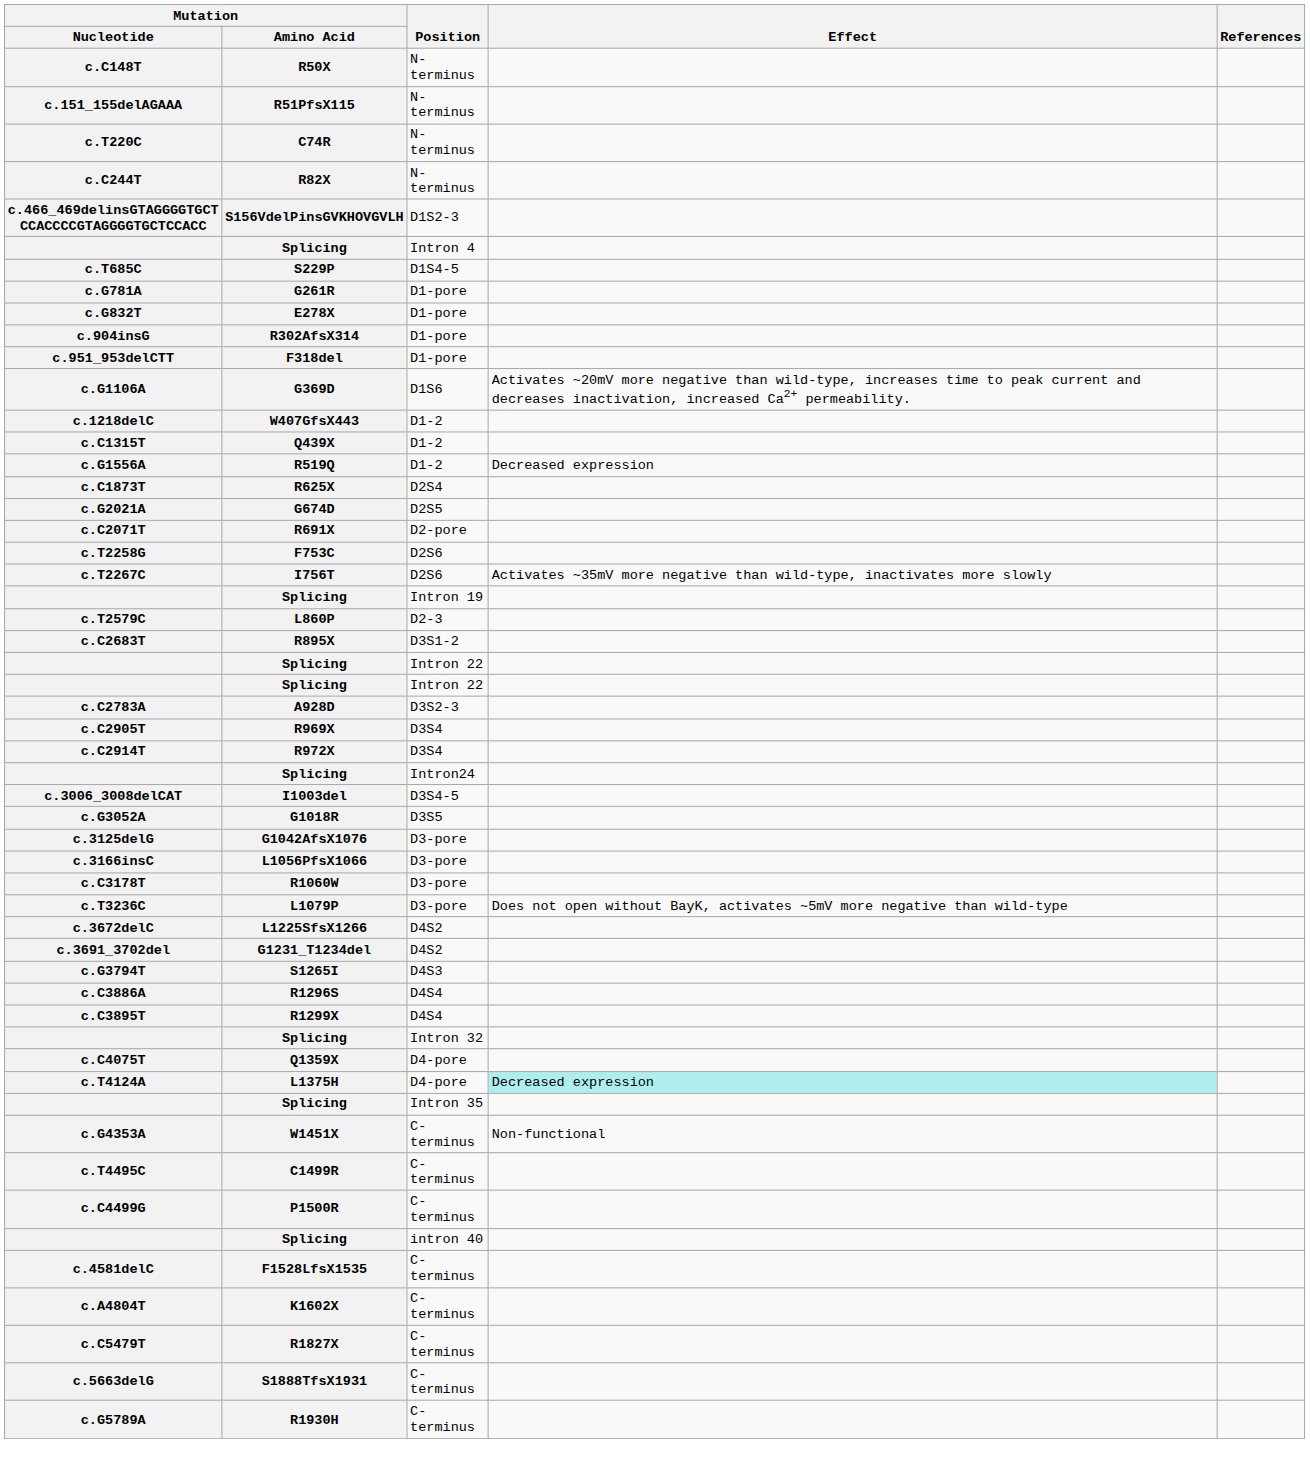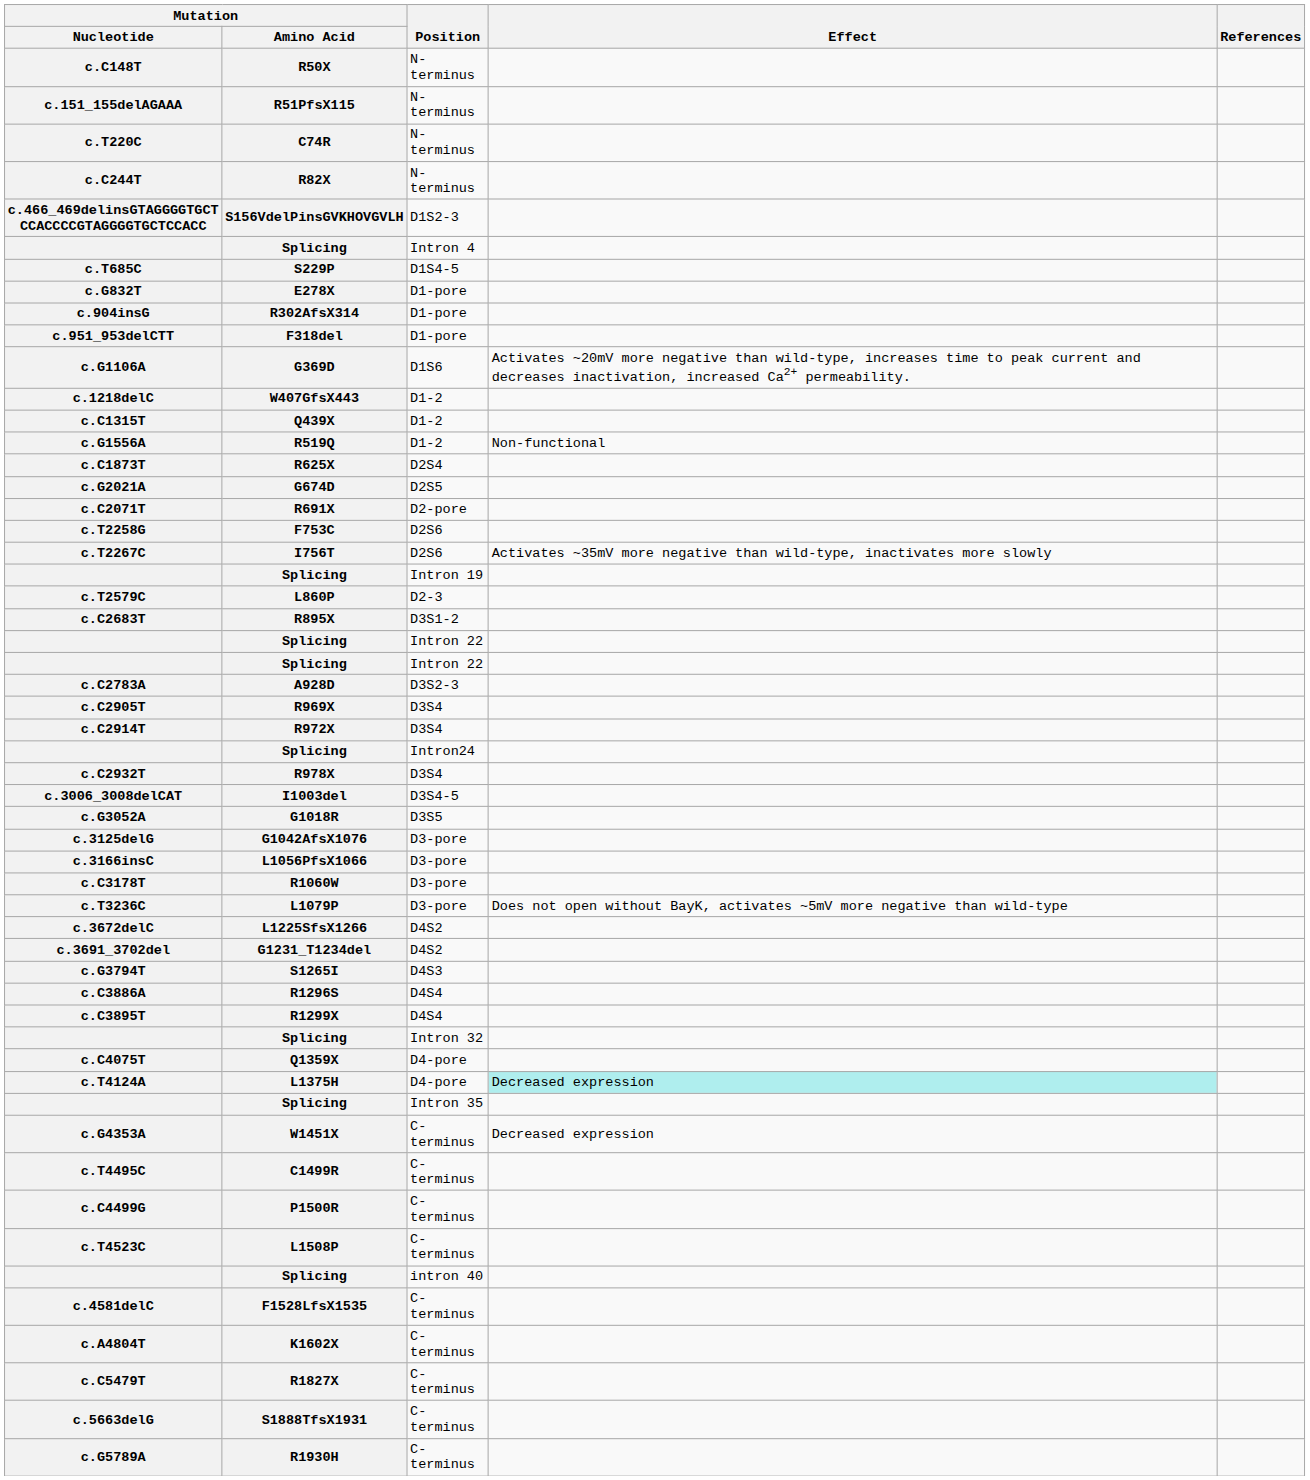- row: (113, 292)
(573, 465) Decreased expression -> (549, 443) Non-functional
+ row: (113, 774)
(549, 1134) Non-functional -> (573, 1134) Decreased expression
+ row: (113, 1247)
